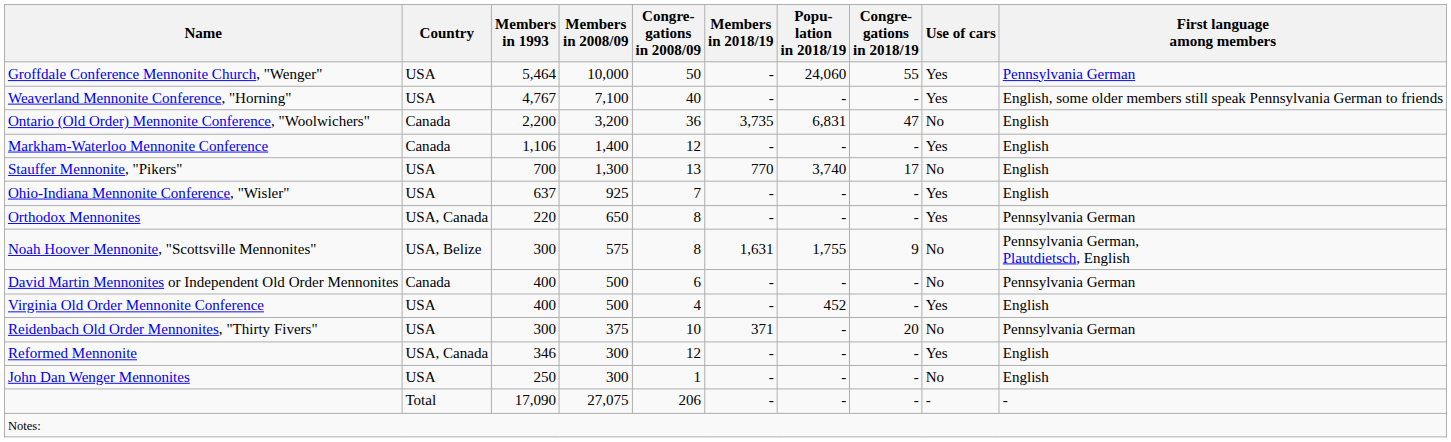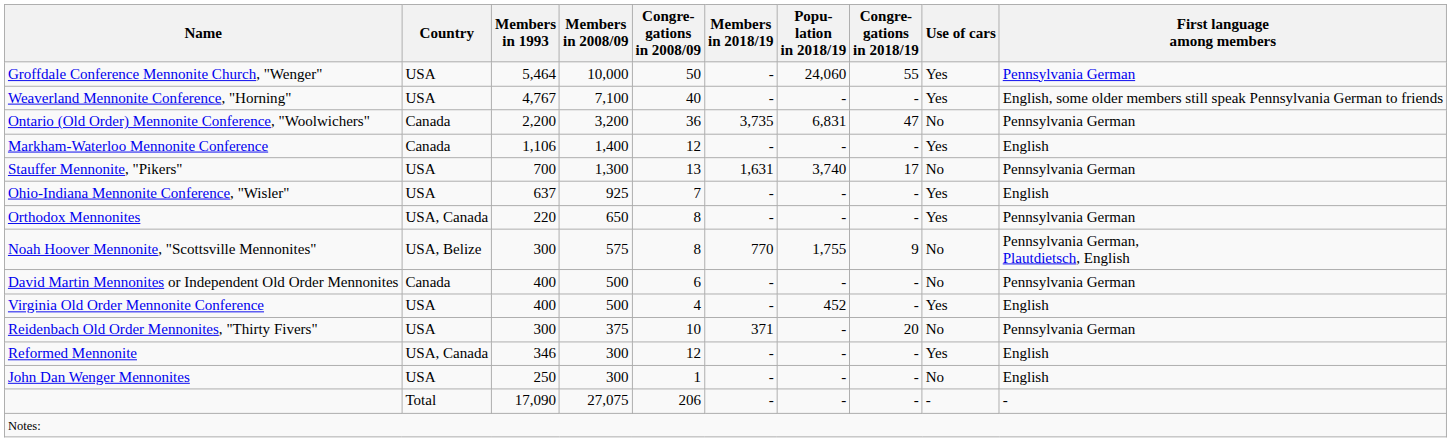(1026, 121) English -> (1069, 121) Pennsylvania German
(762, 169) 770 -> (757, 169) 1,631
(1026, 169) English -> (1069, 169) Pennsylvania German
(757, 249) 1,631 -> (762, 249) 770
